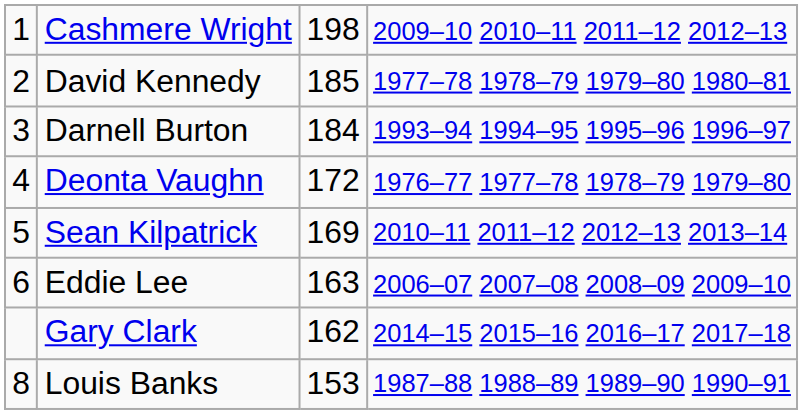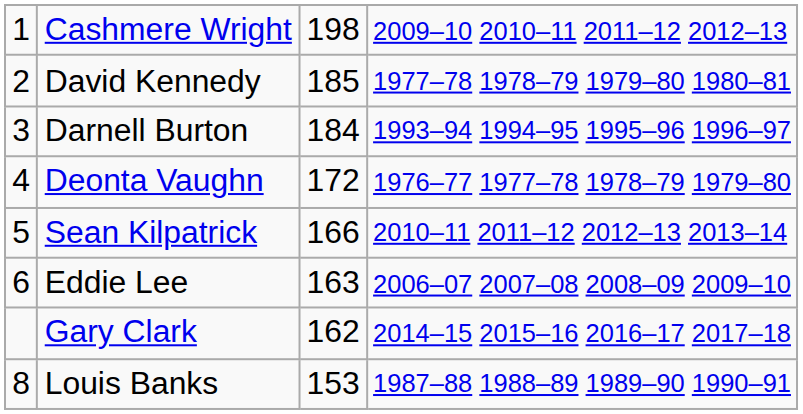(333, 231) 169 -> (333, 231) 166
